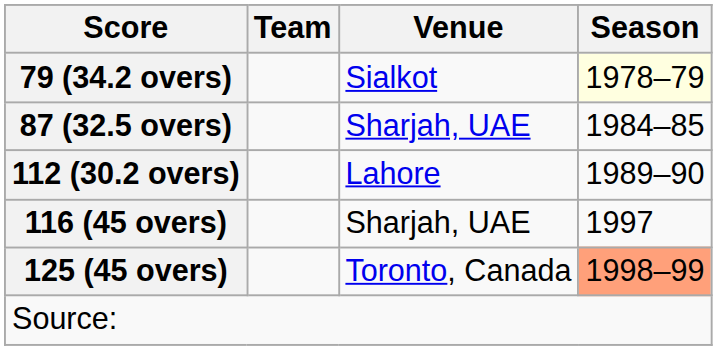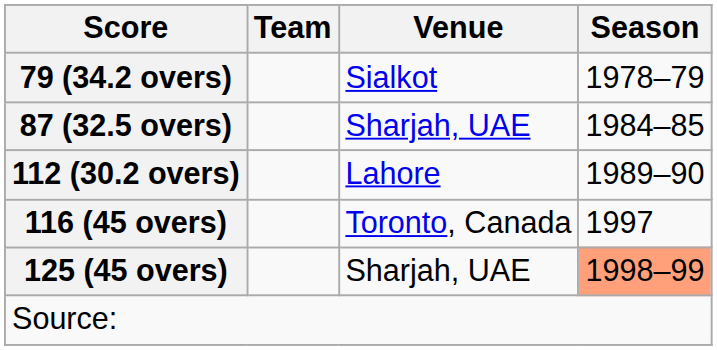(645, 77) lightyellow background -> (645, 77) no background
(438, 222) Sharjah, UAE -> (458, 222) Toronto, Canada
(458, 271) Toronto, Canada -> (438, 271) Sharjah, UAE
